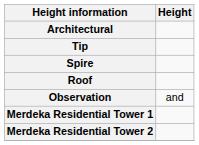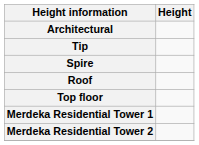+ row: (80, 98)
- row: (80, 98)
